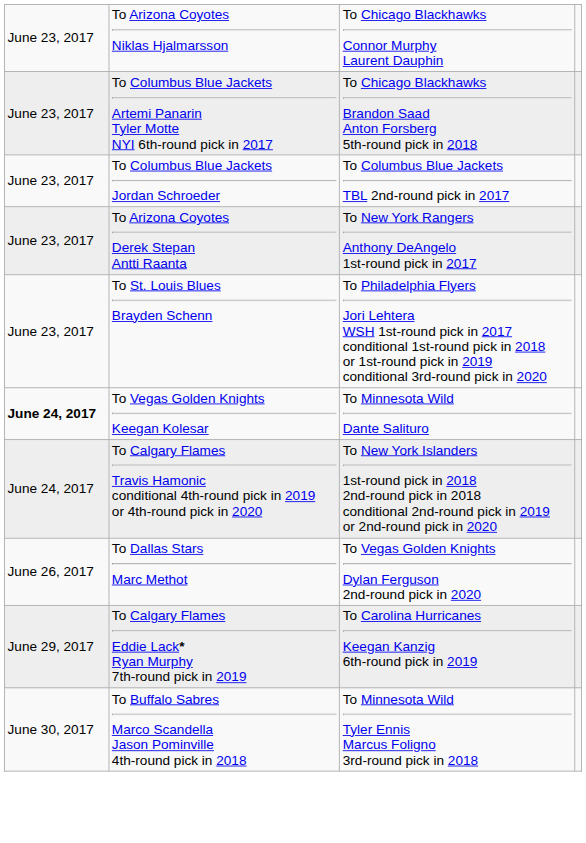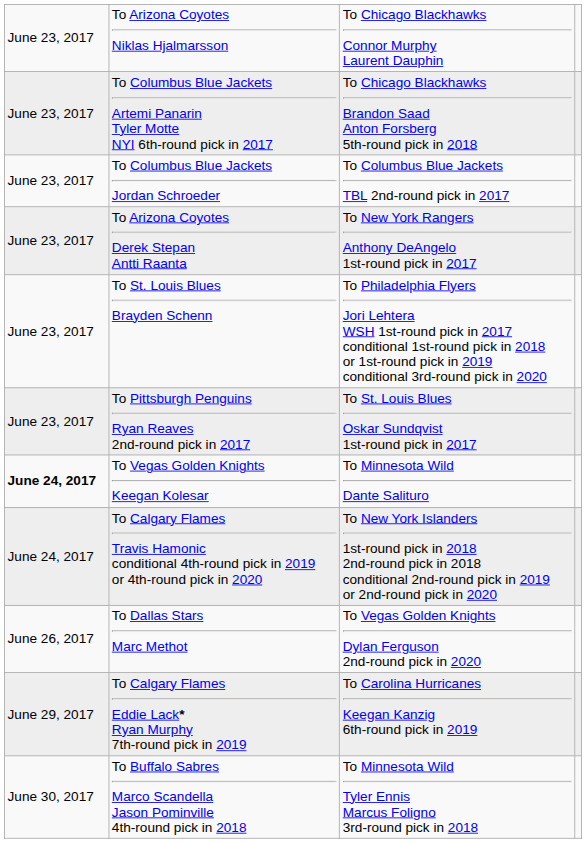+ row: (224, 421)
